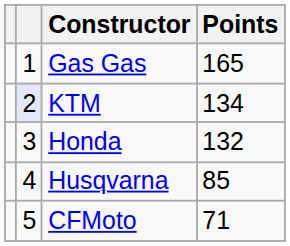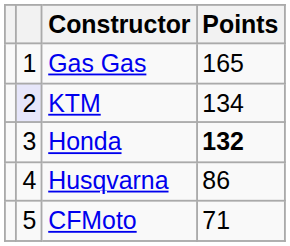(223, 142) normal -> (223, 142) bold
(216, 181) 85 -> (216, 181) 86
